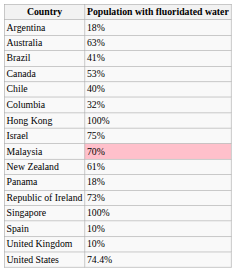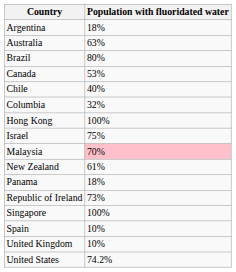(96, 58) 41% -> (96, 58) 80%
(100, 259) 74.4% -> (100, 259) 74.2%
